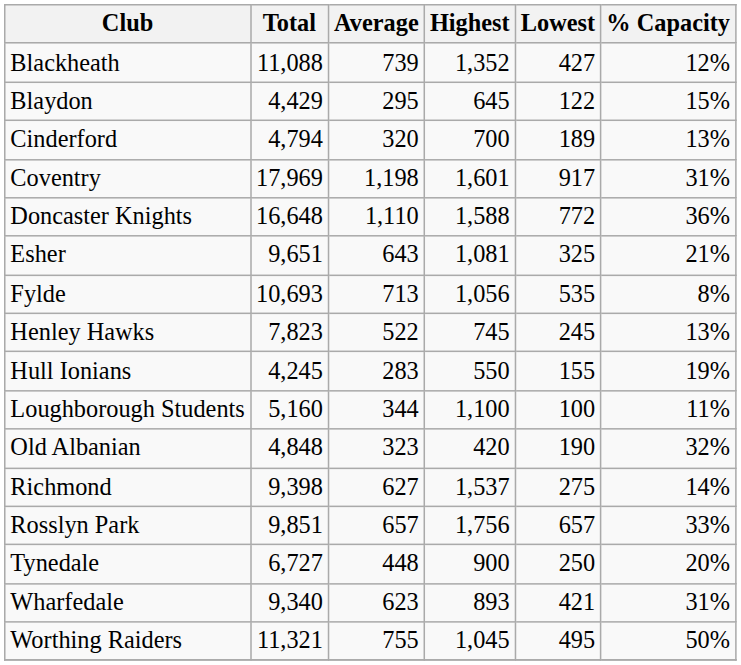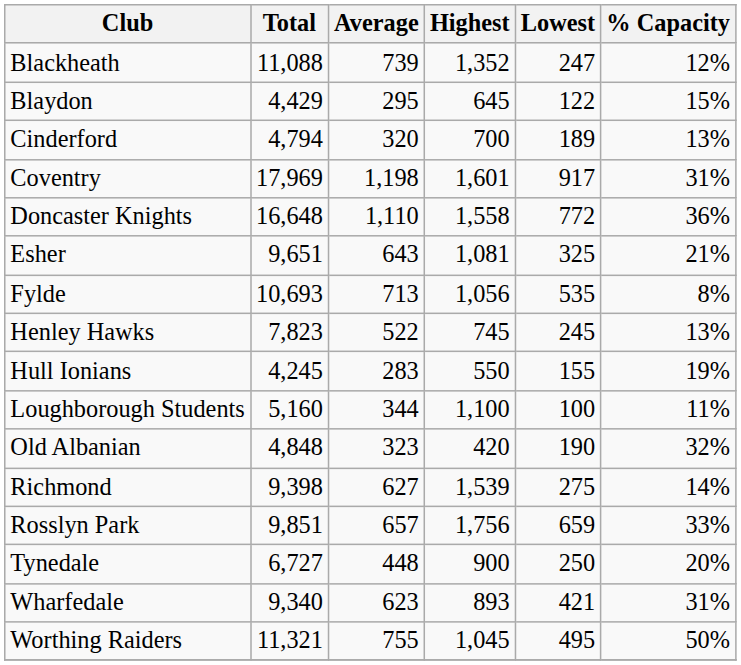(577, 62) 427 -> (577, 62) 247
(482, 216) 1,588 -> (482, 216) 1,558
(482, 486) 1,537 -> (482, 486) 1,539
(577, 525) 657 -> (577, 525) 659
